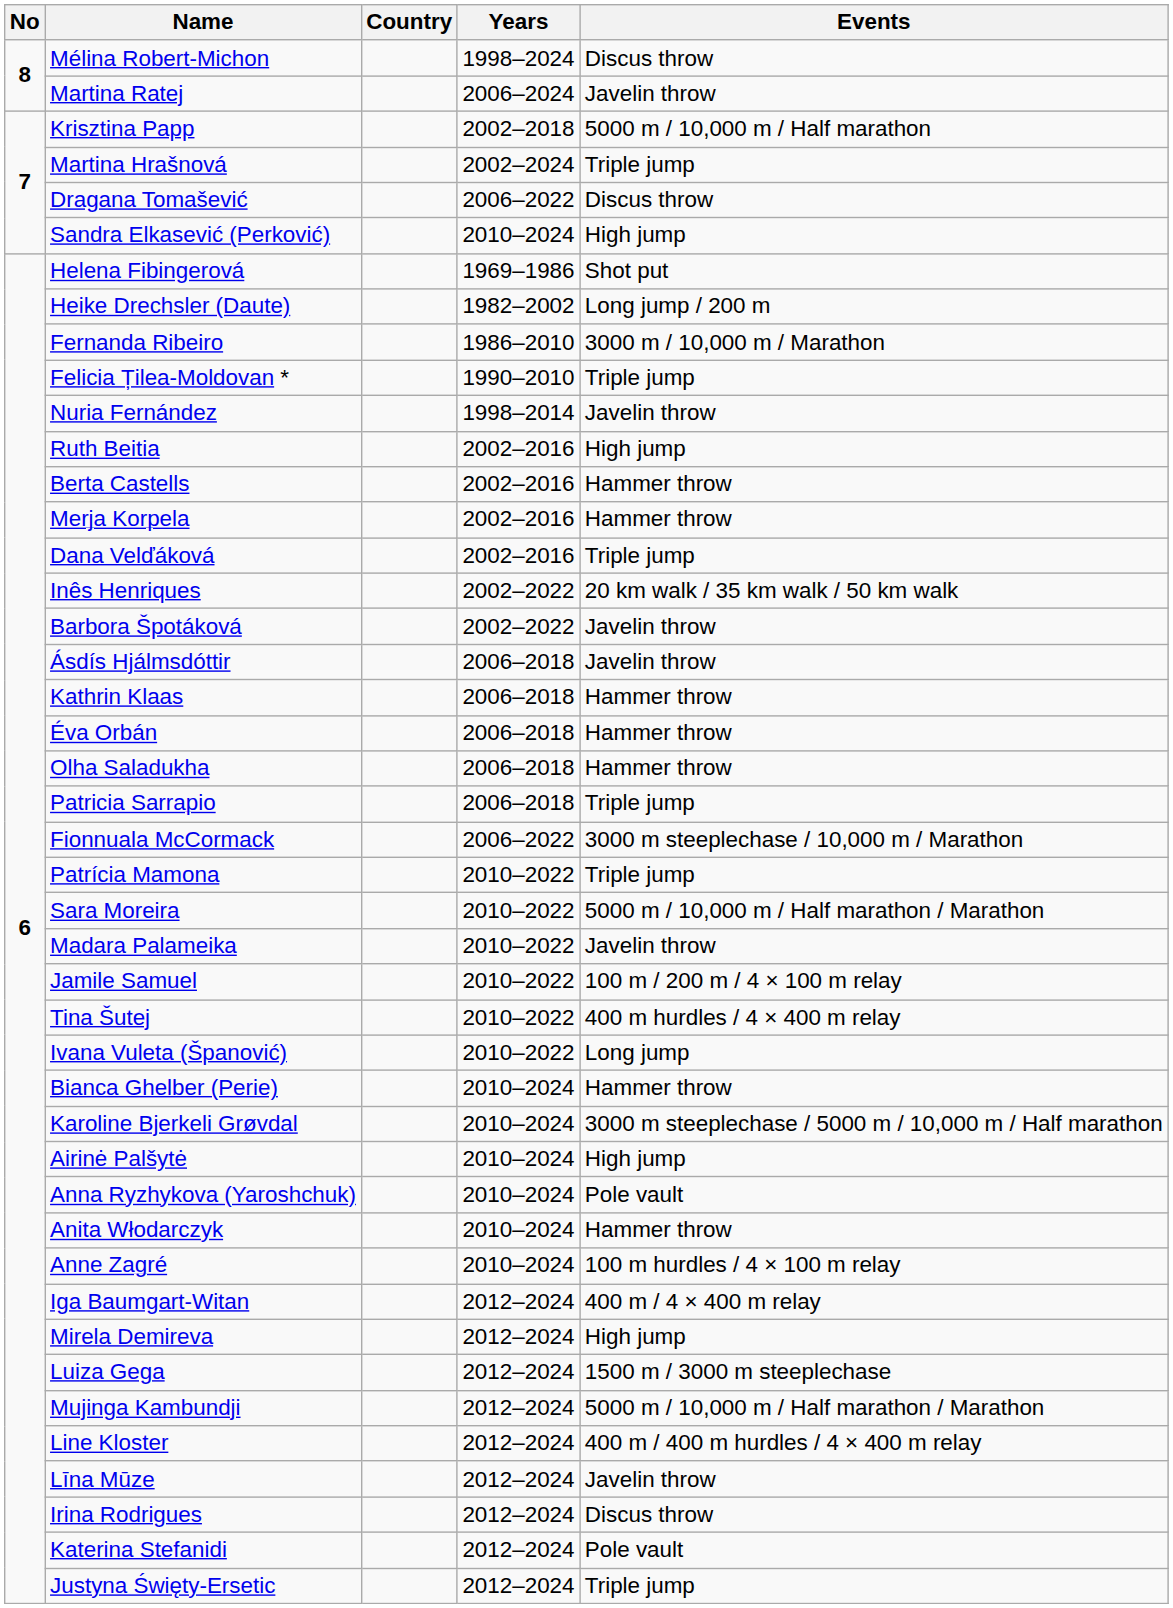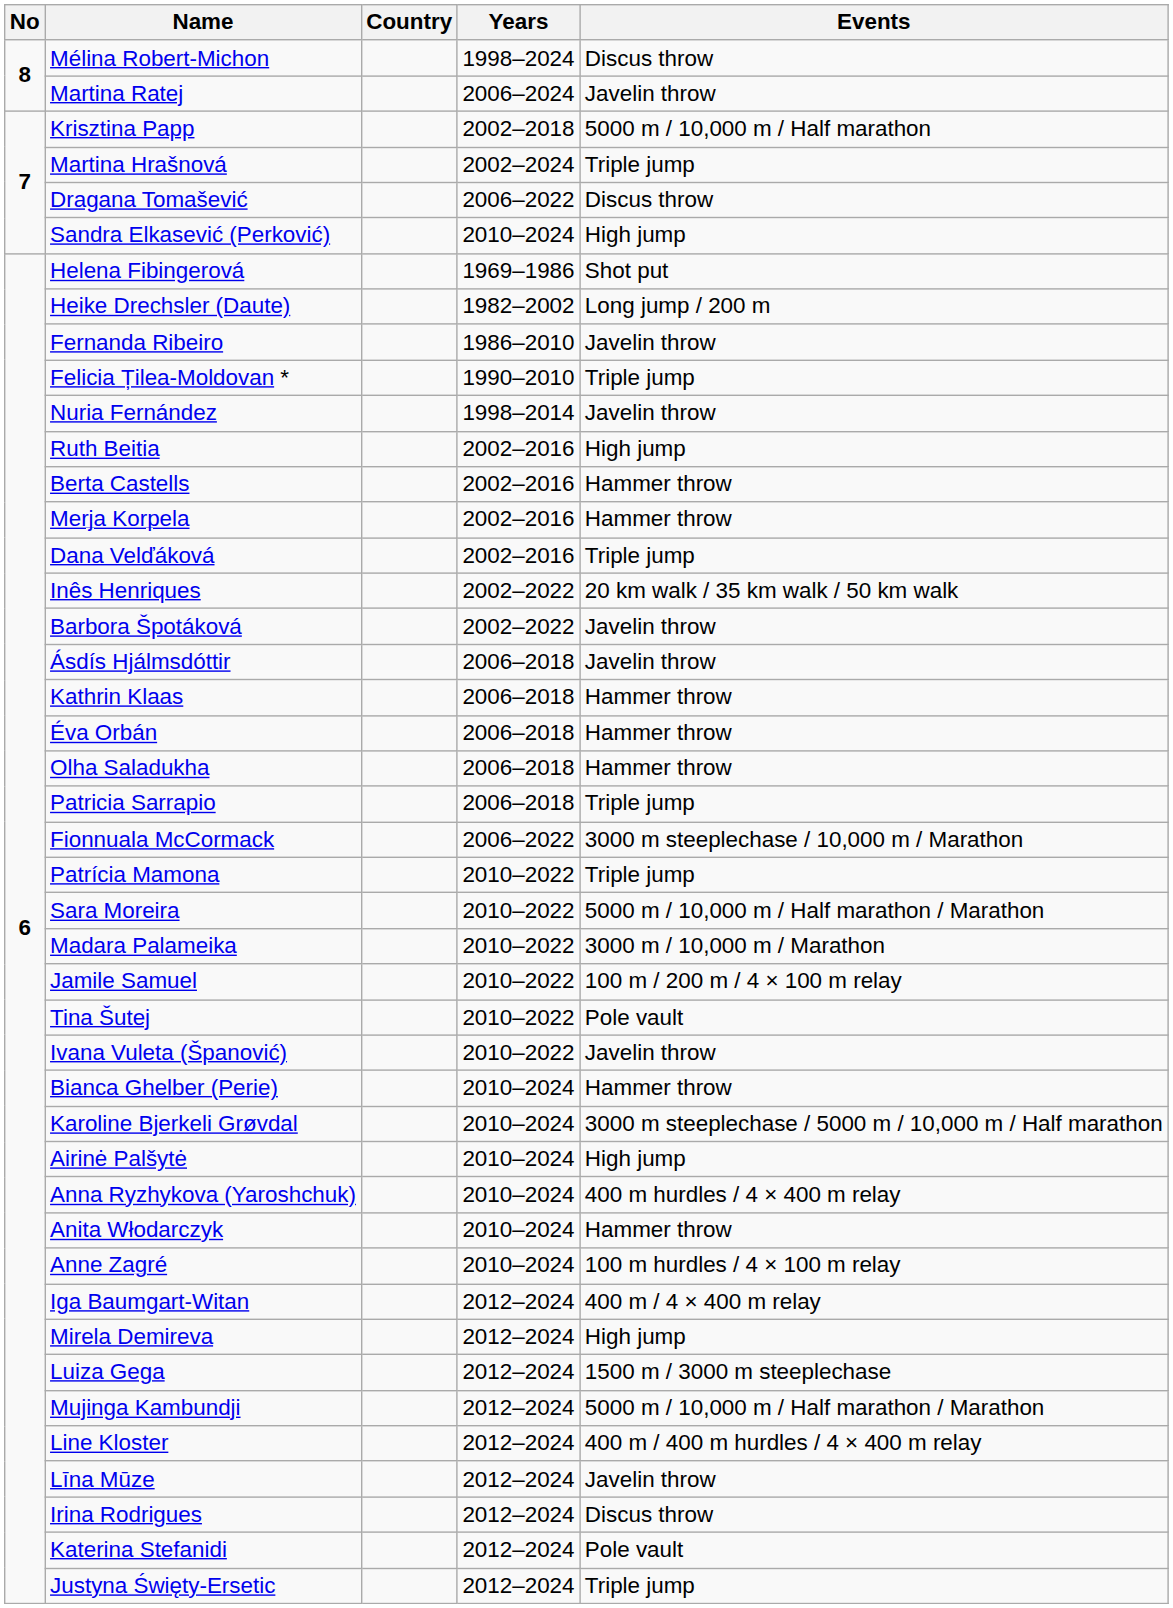(735, 341) 3000 m / 10,000 m / Marathon -> (650, 341) Javelin throw
(650, 945) Javelin throw -> (735, 945) 3000 m / 10,000 m / Marathon
(743, 1016) 400 m hurdles / 4 × 400 m relay -> (634, 1016) Pole vault
(637, 1052) Long jump -> (650, 1052) Javelin throw
(634, 1194) Pole vault -> (743, 1194) 400 m hurdles / 4 × 400 m relay
